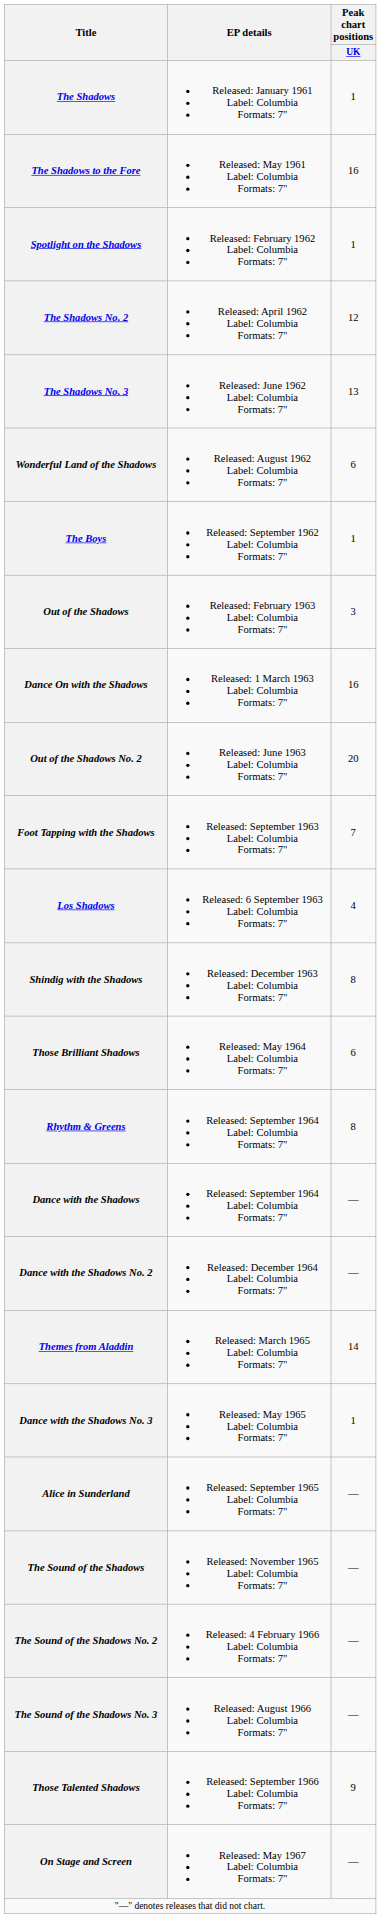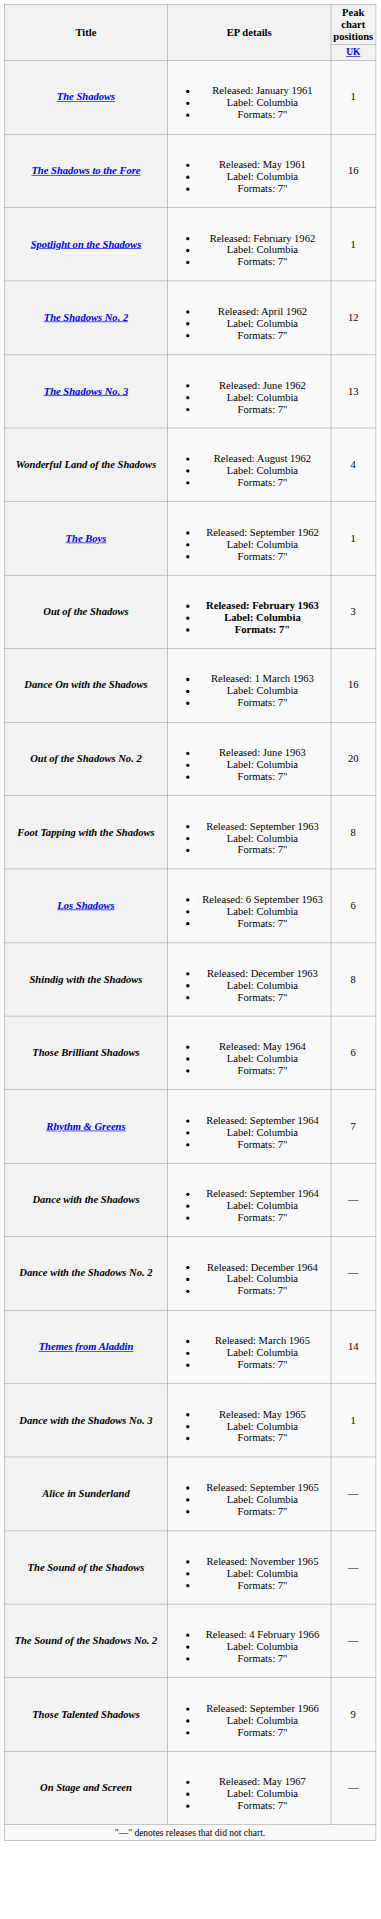(353, 464) 6 -> (353, 464) 4
(249, 618) normal -> (249, 618) bold
(353, 832) 7 -> (353, 832) 8
(353, 906) 4 -> (353, 906) 6
(353, 1126) 8 -> (353, 1126) 7
- row: (86, 1714)
